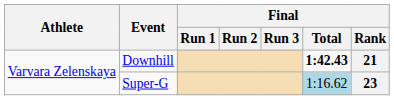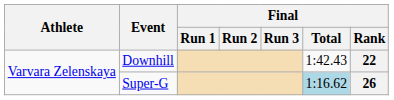(327, 61) bold -> (326, 61) normal
(370, 61) 21 -> (369, 61) 22
(370, 83) 23 -> (369, 83) 26
